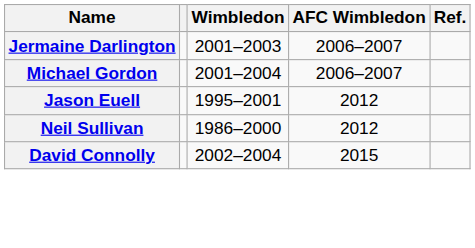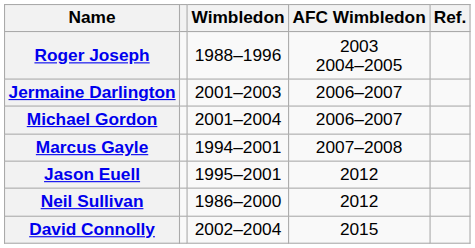+ row: (92, 55)
+ row: (92, 147)
